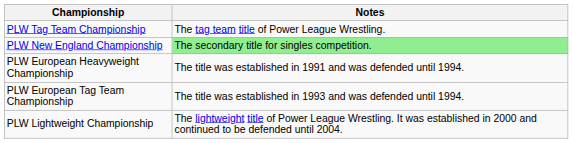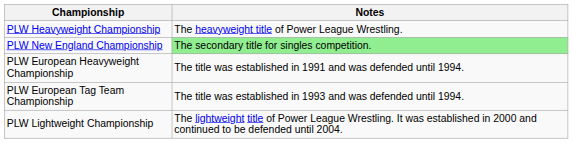+ row: (84, 29)
- row: (76, 29)
